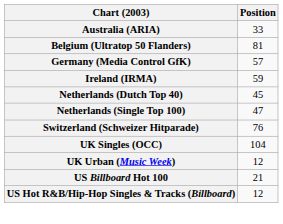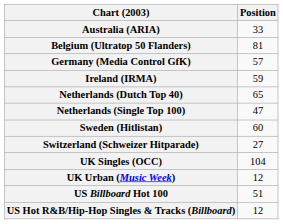(258, 95) 45 -> (258, 95) 65
+ row: (121, 128)
(258, 128) 76 -> (258, 144) 27
(258, 177) 21 -> (258, 194) 51
